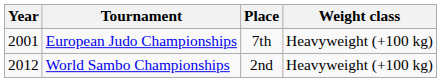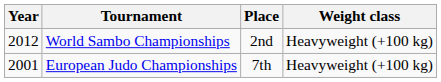rows swapped: (141, 41) <-> (138, 65)
